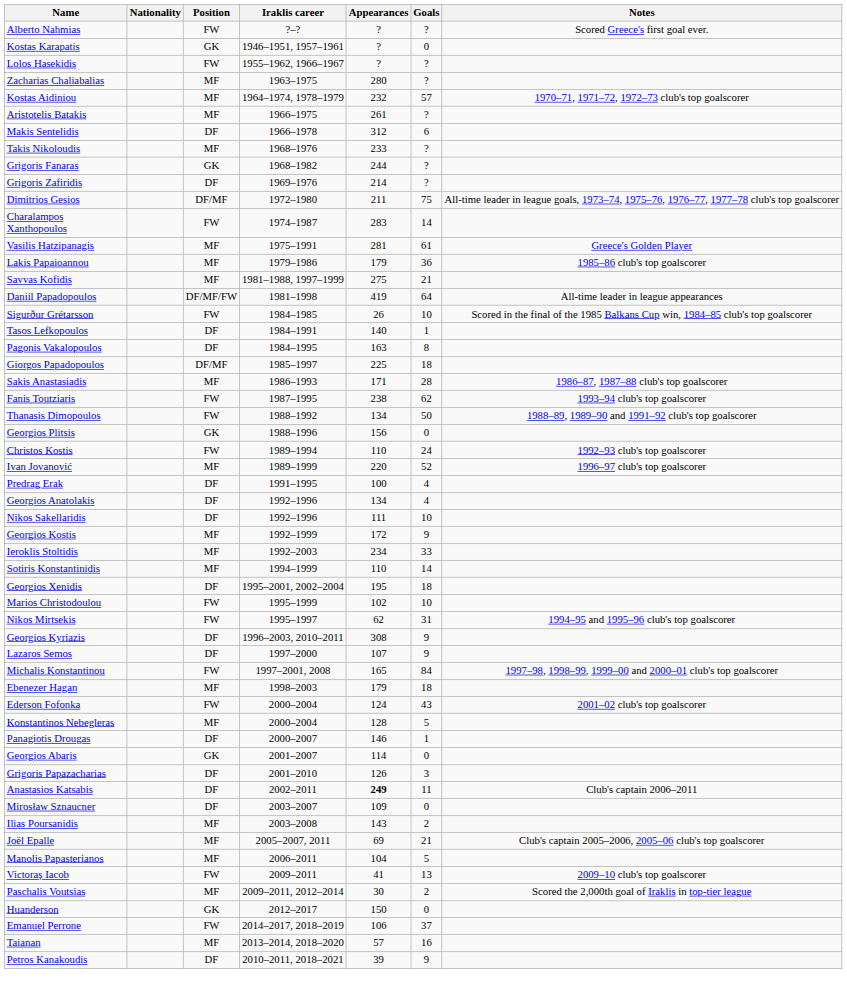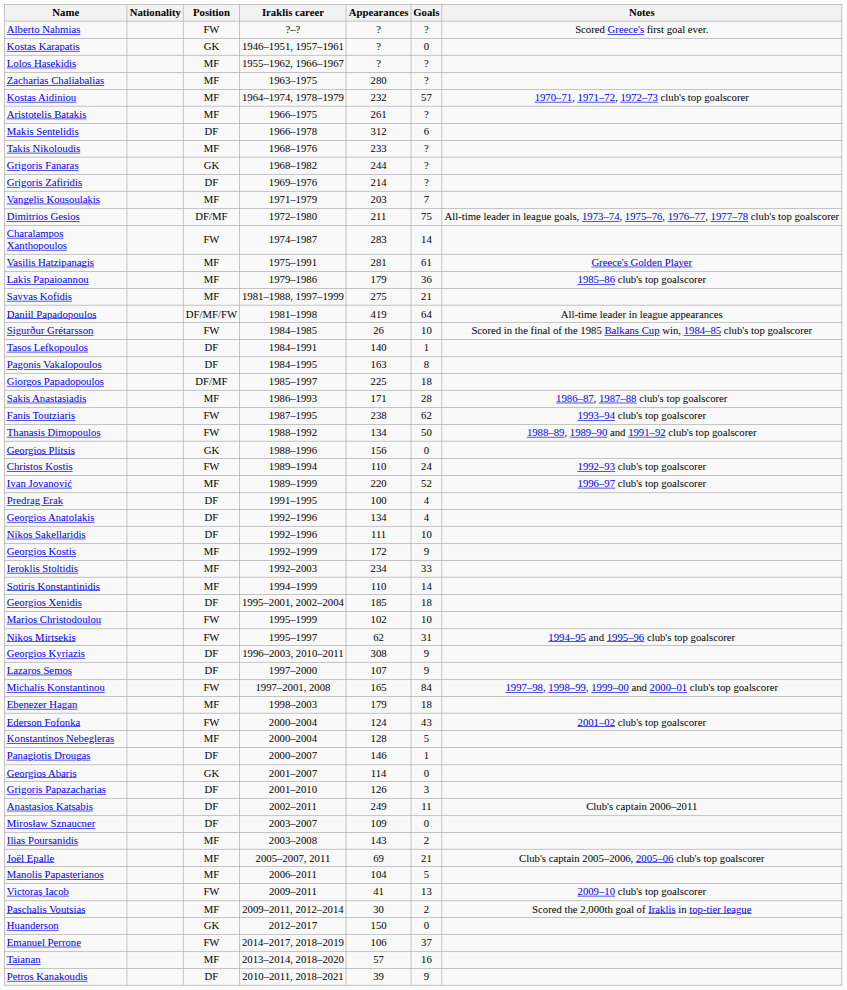(211, 64) FW -> (211, 64) MF
+ row: (53, 200)
(379, 586) 195 -> (379, 603) 185
(379, 790) bold -> (379, 807) normal
